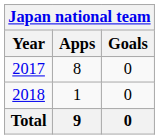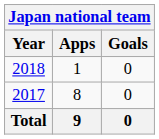rows swapped: (29, 69) <-> (29, 95)
